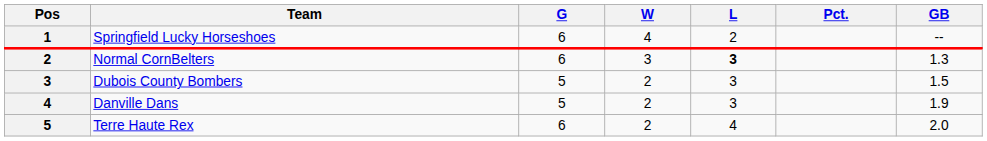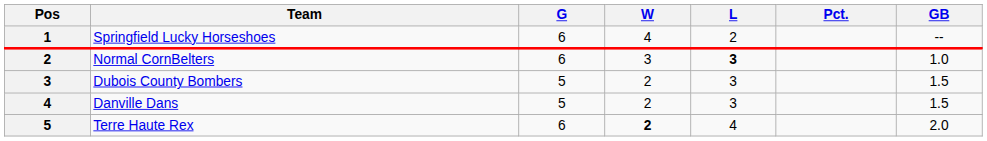(939, 59) 1.3 -> (939, 59) 1.0
(939, 103) 1.9 -> (939, 103) 1.5
(647, 125) normal -> (647, 125) bold
